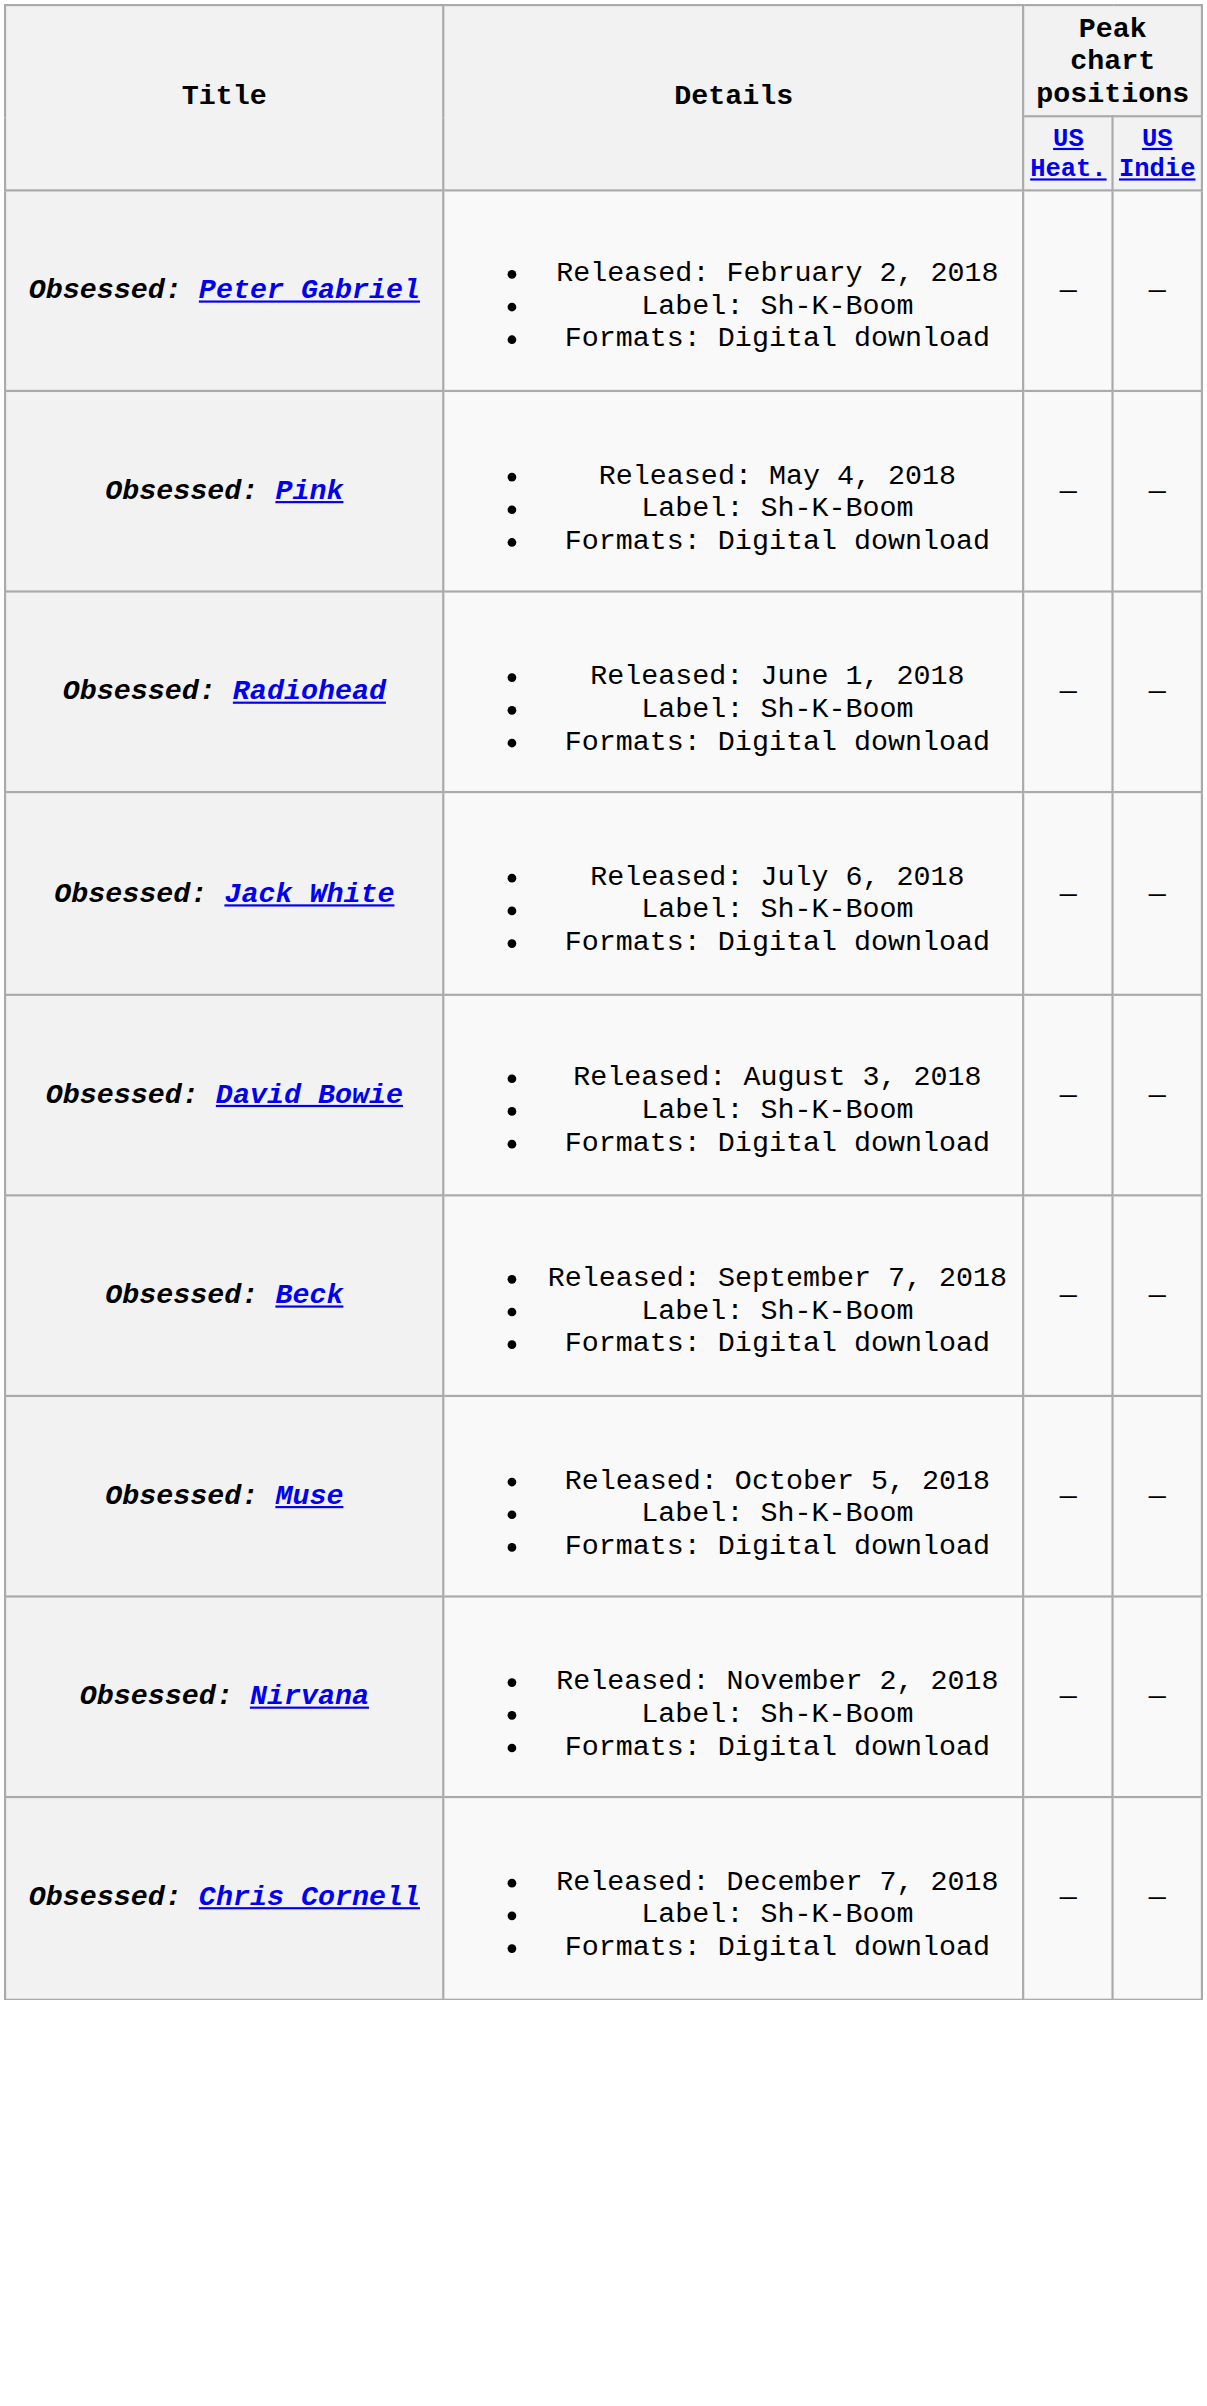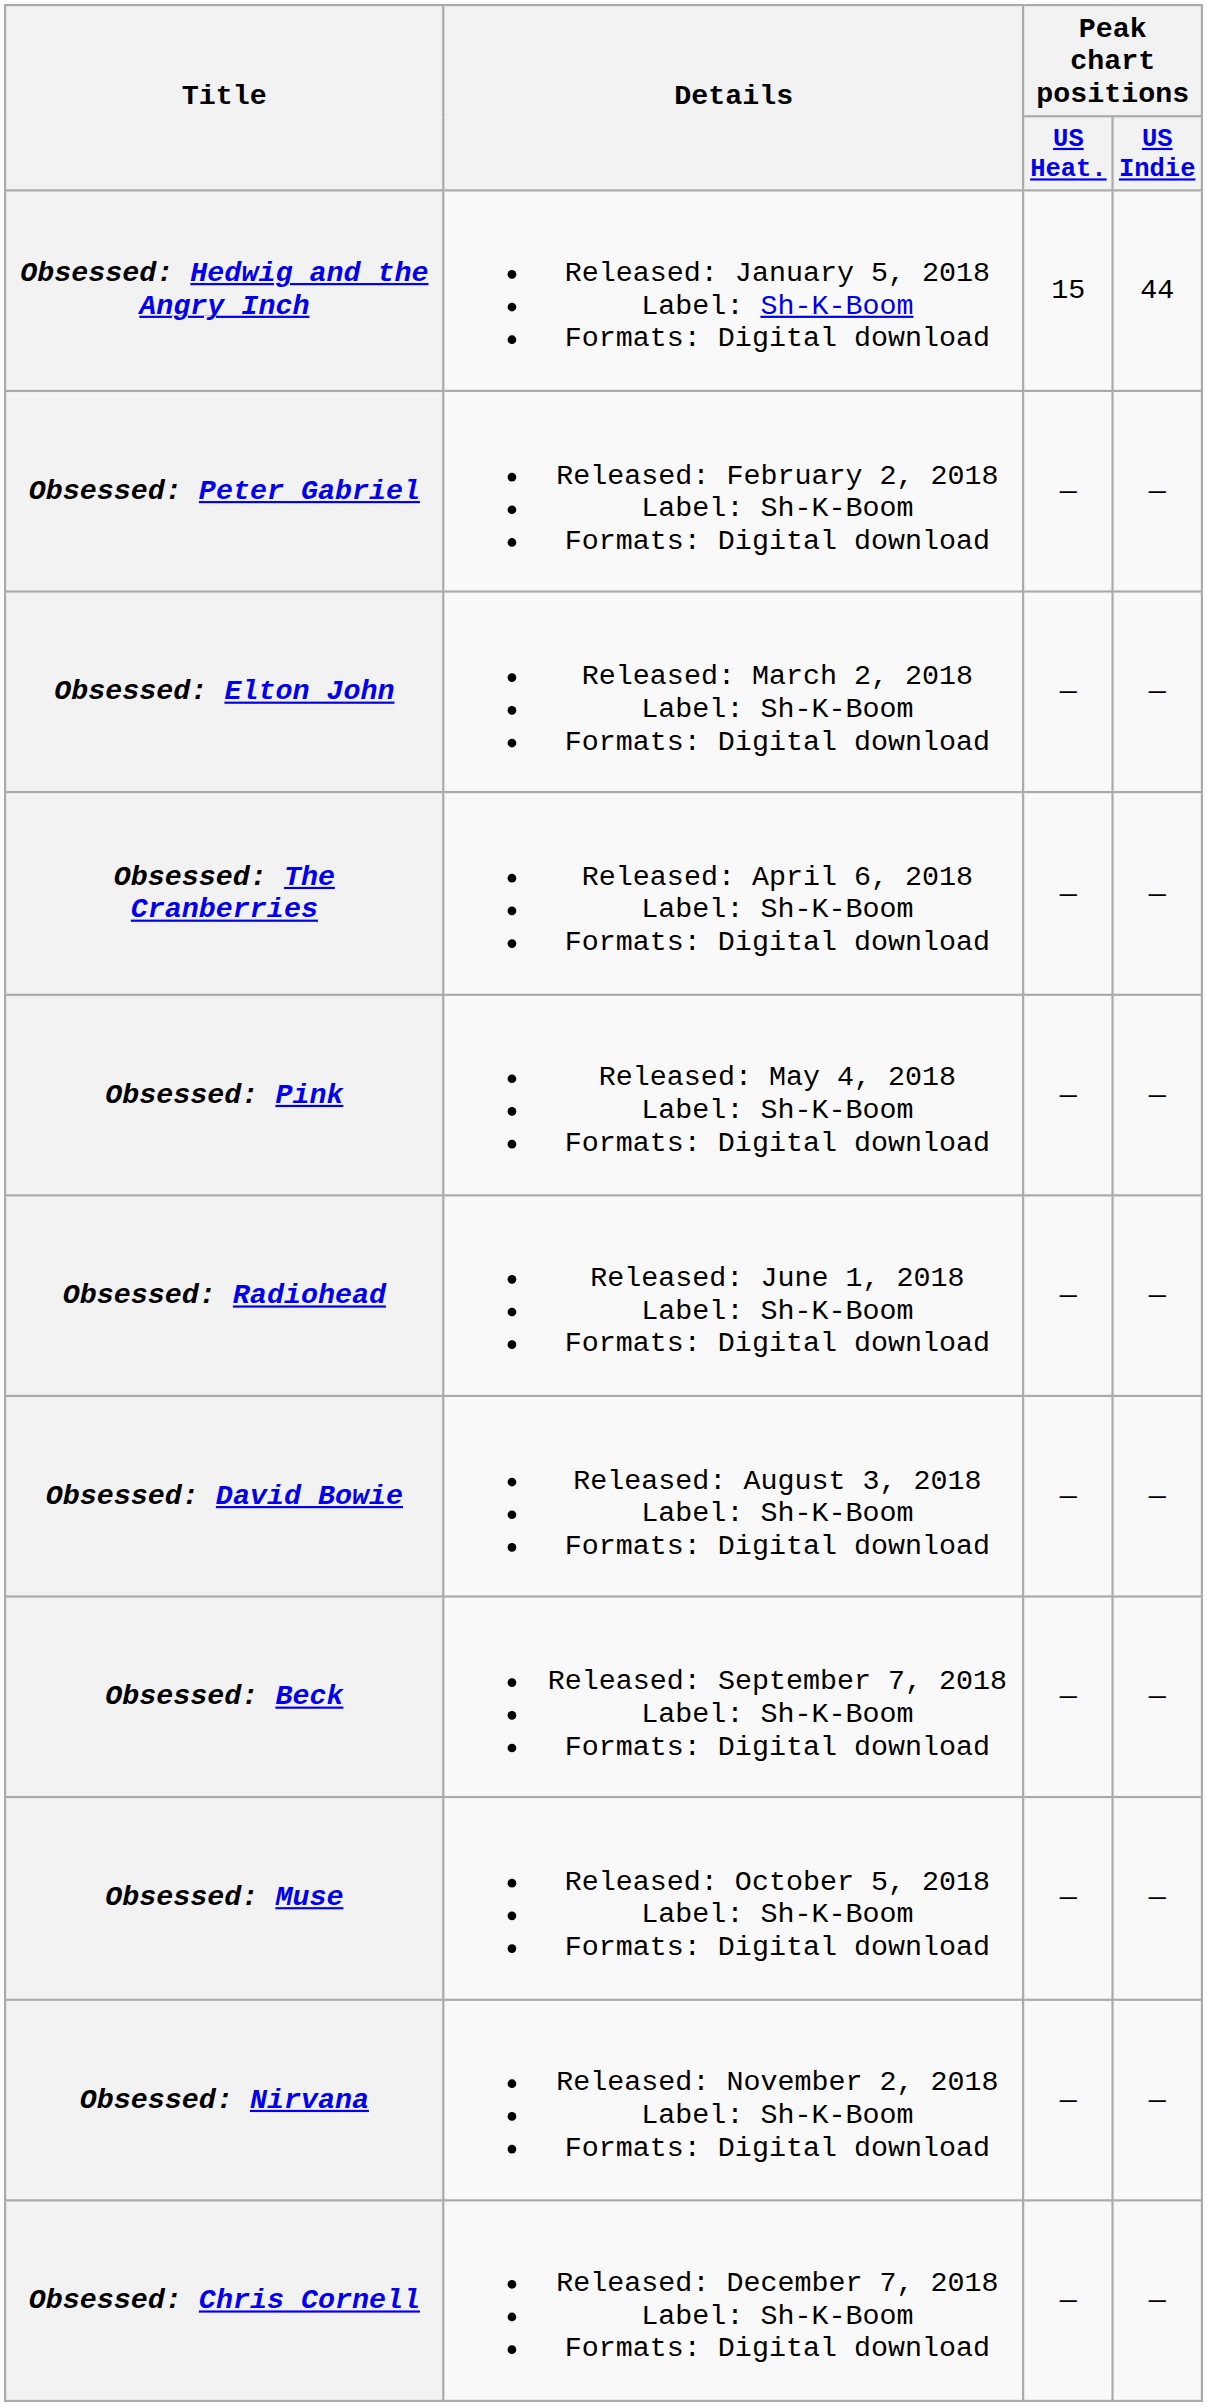+ row: (224, 291)
+ row: (224, 692)
+ row: (224, 893)
- row: (224, 893)
